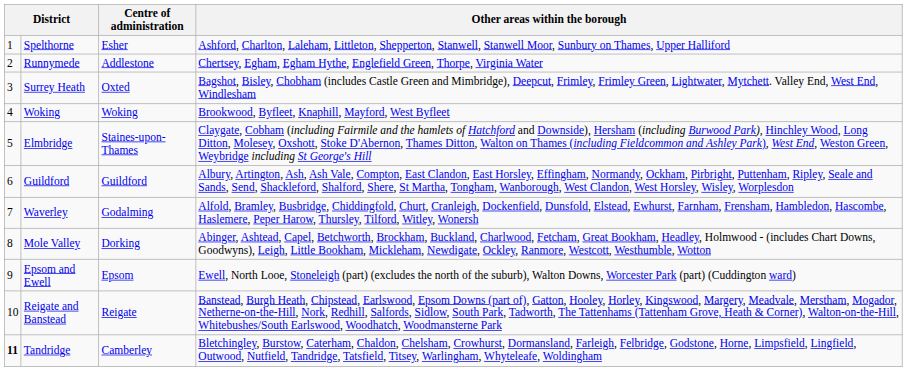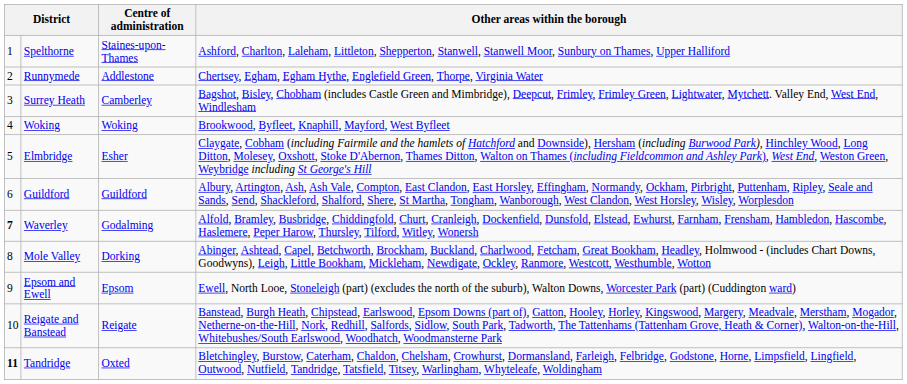(115, 44) Esher -> (133, 51) Staines-upon-Thames
(116, 87) Oxted -> (127, 100) Camberley
(133, 143) Staines-upon-Thames -> (115, 156) Esher
(10, 212) normal -> (10, 225) bold
(127, 350) Camberley -> (116, 363) Oxted
